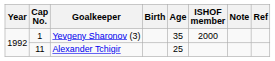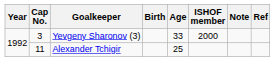(40, 36) 1 -> (40, 36) 3
(178, 36) 35 -> (178, 36) 33
